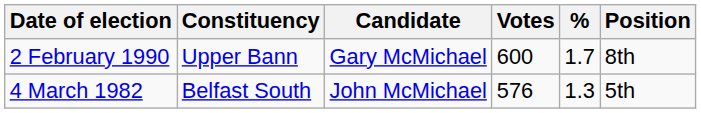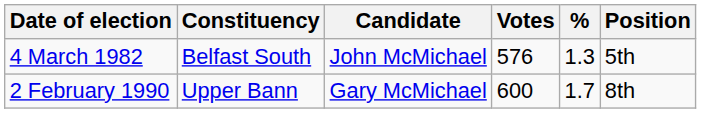rows swapped: (76, 90) <-> (90, 56)
